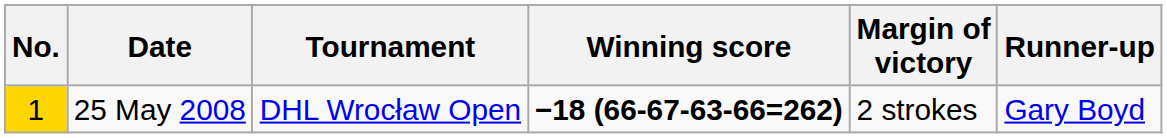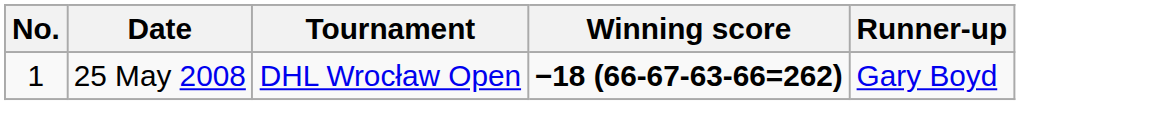- column: (924, 45)
(36, 109) gold background -> (36, 76) no background
